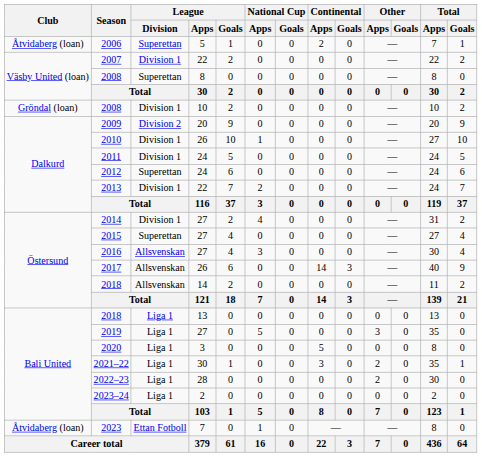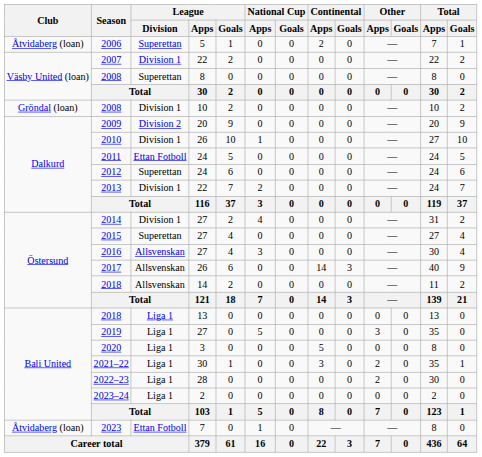(160, 156) Division 1 -> (160, 156) Ettan Fotboll
